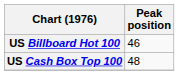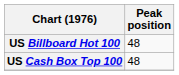(134, 43) 46 -> (134, 43) 48
